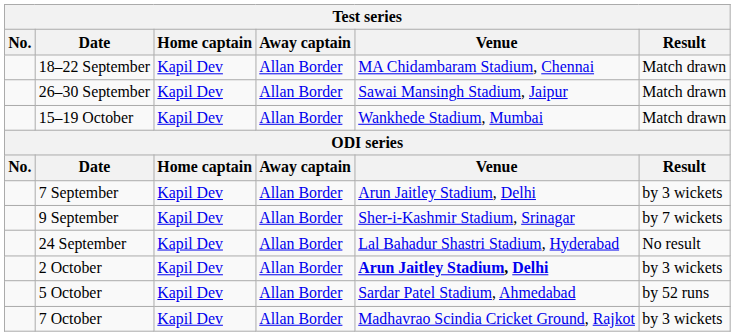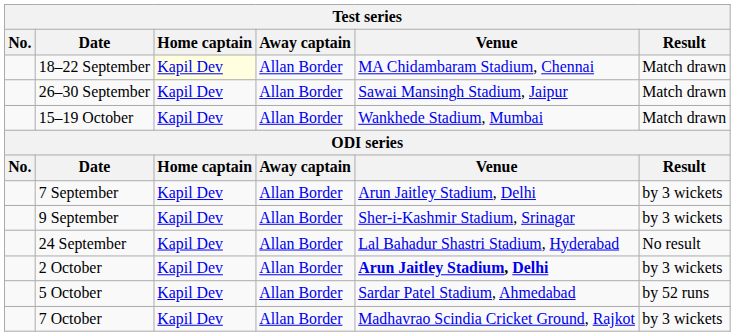(190, 67) no background -> (190, 67) lightyellow background
(682, 218) by 7 wickets -> (682, 218) by 3 wickets
